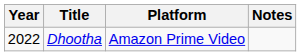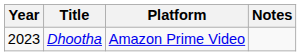(24, 39) 2022 -> (24, 39) 2023
